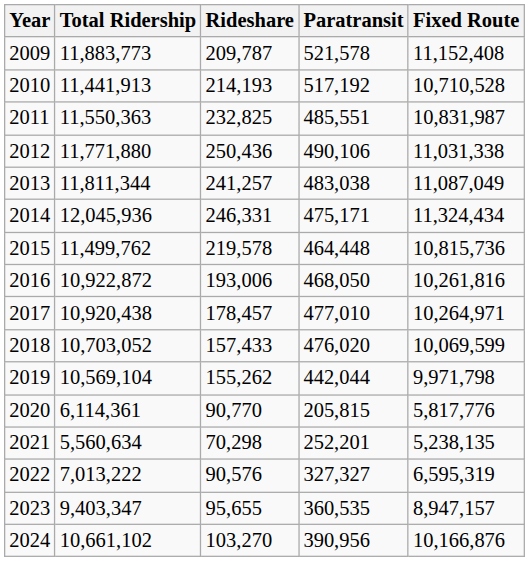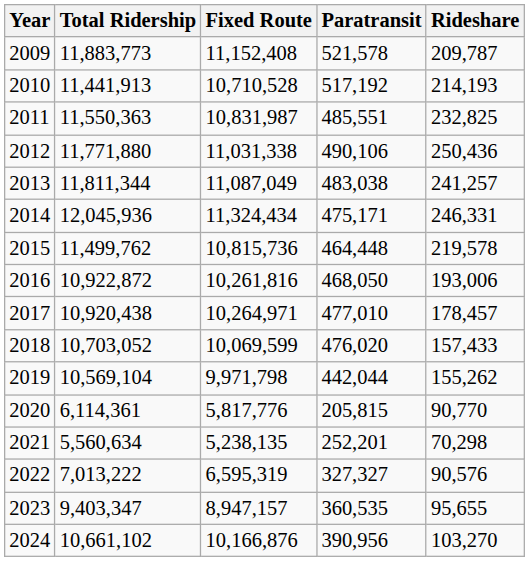columns swapped: (466, 20) <-> (250, 20)
